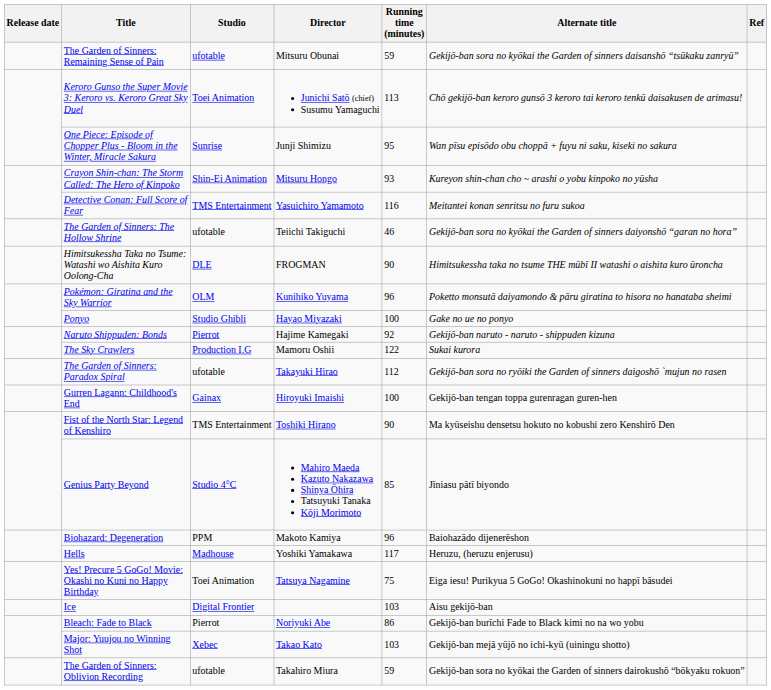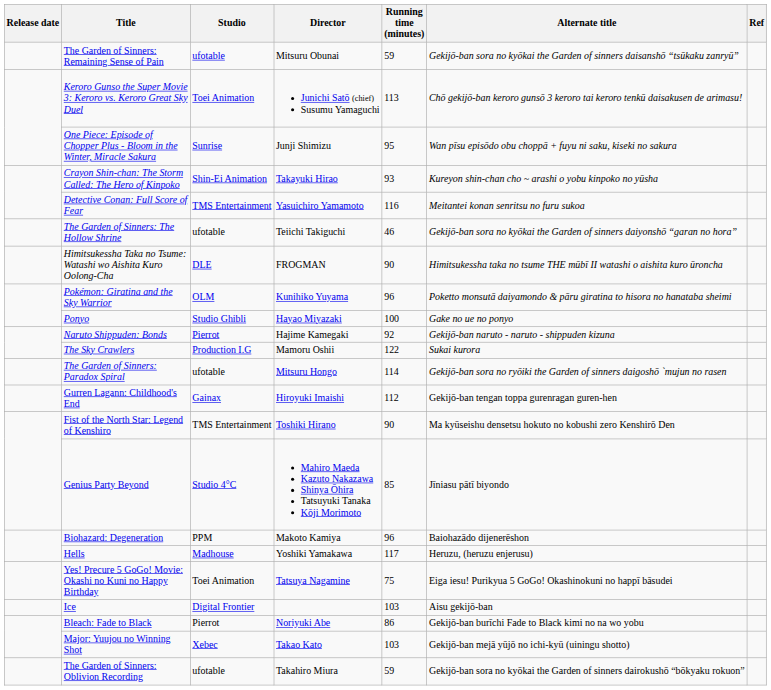(306, 178) Mitsuru Hongo -> (307, 178) Takayuki Hirao
(307, 371) Takayuki Hirao -> (306, 371) Mitsuru Hongo
(391, 371) 112 -> (391, 371) 114
(392, 398) 100 -> (391, 398) 112
